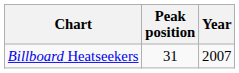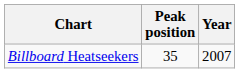(170, 56) 31 -> (170, 56) 35
